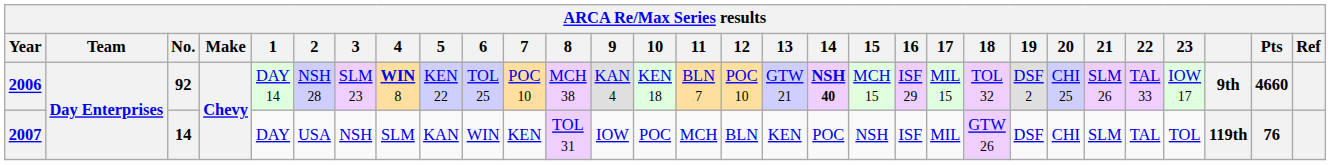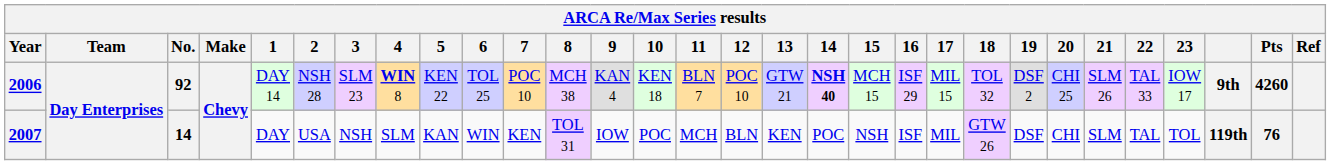(1272, 85) 4660 -> (1272, 85) 4260
